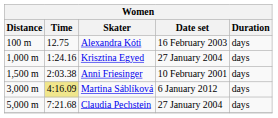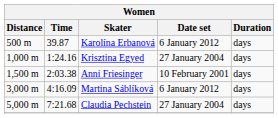- row: (111, 43)
+ row: (118, 43)
(62, 89) khaki background -> (62, 89) no background
